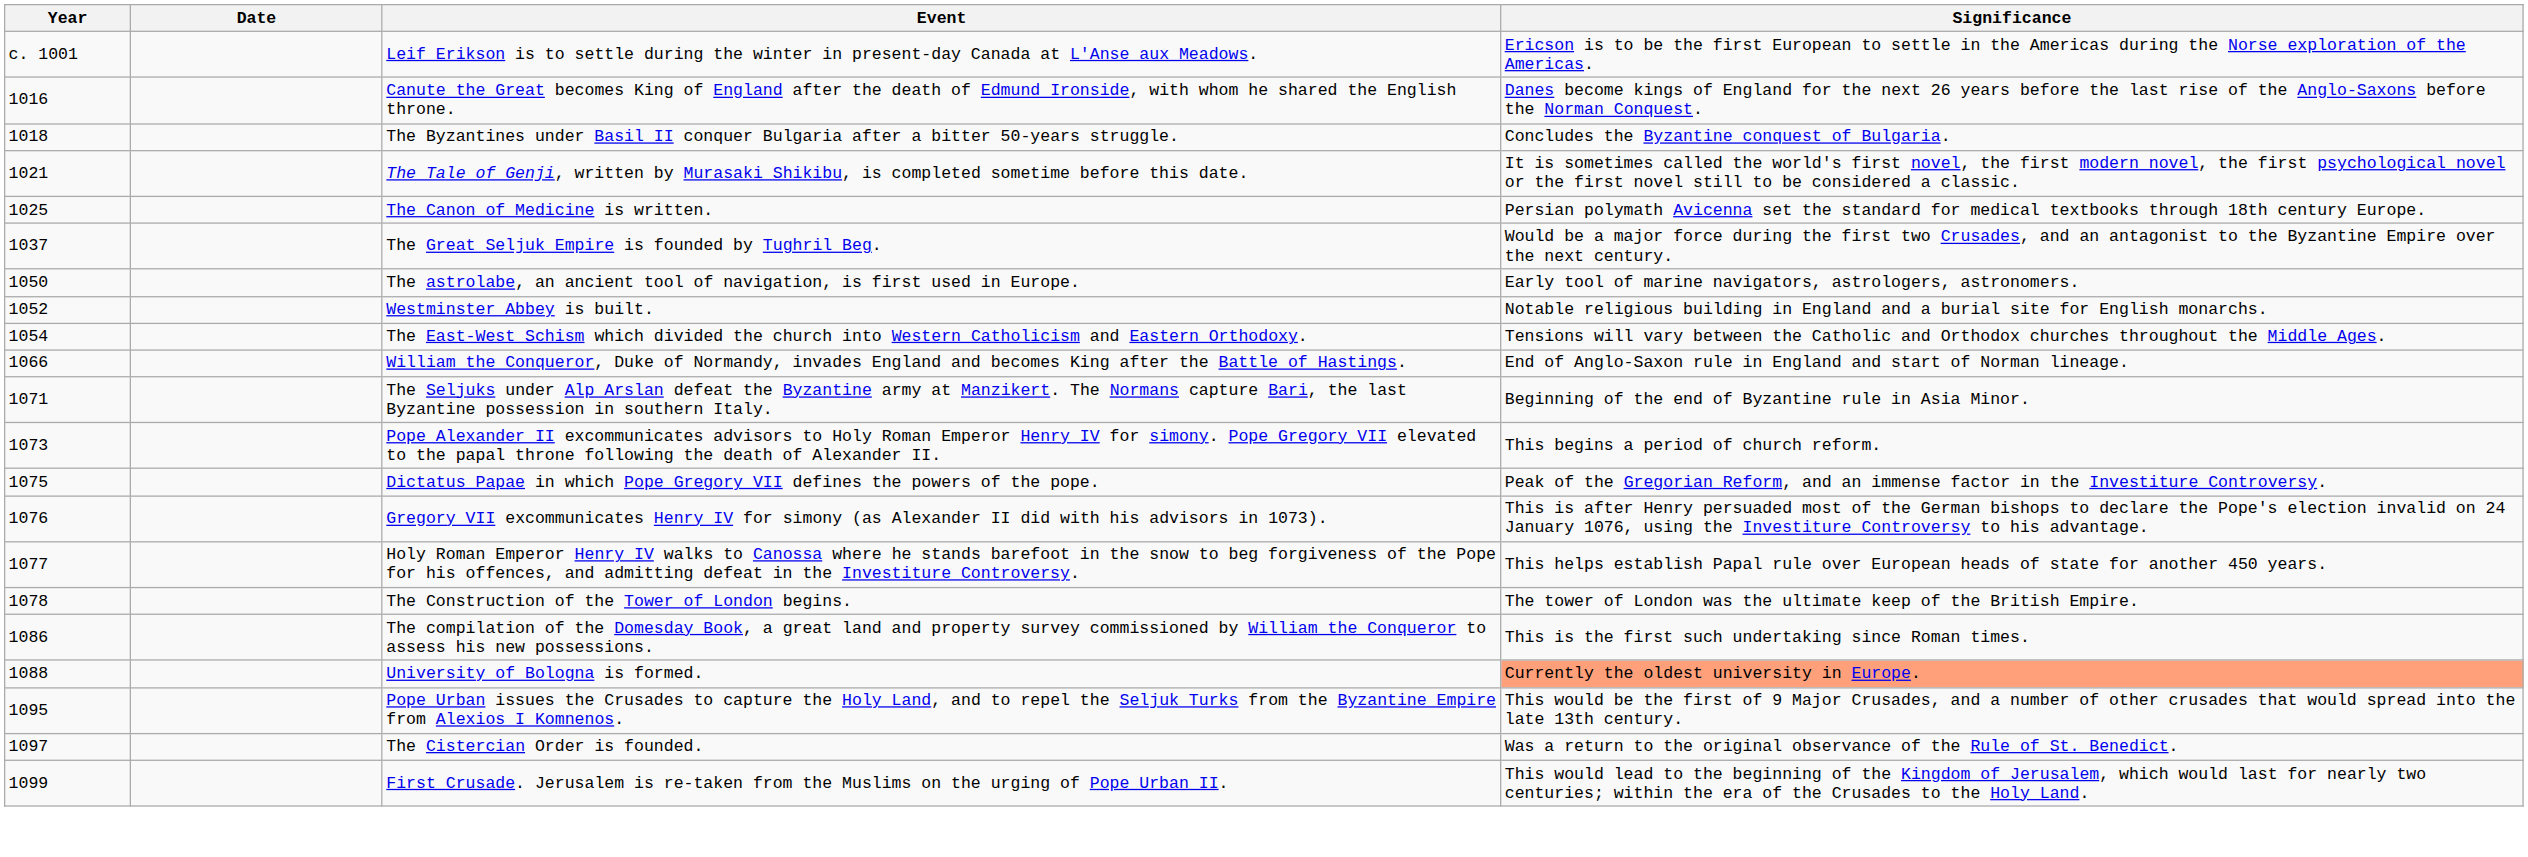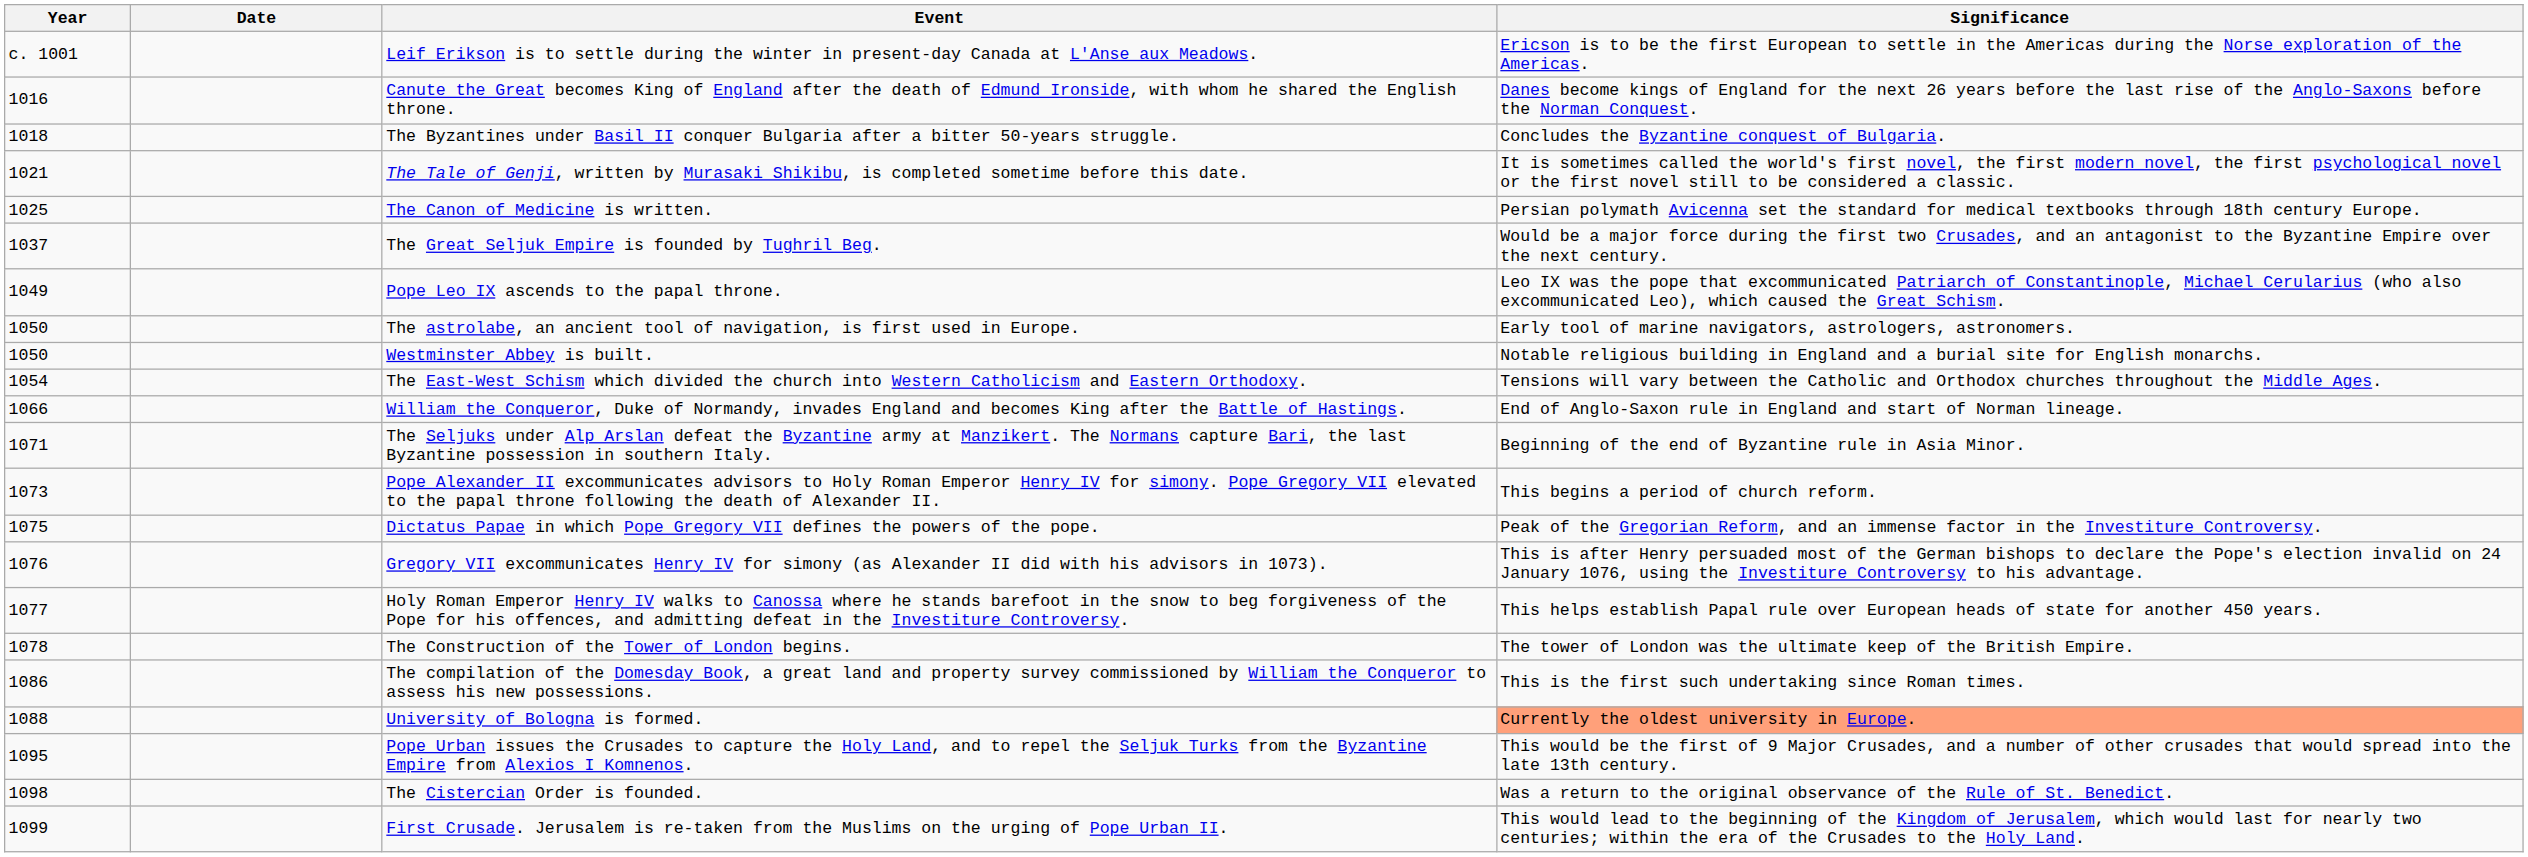+ row: (584, 292)
(28, 310) 1052 -> (28, 356) 1050
(28, 747) 1097 -> (28, 793) 1098
